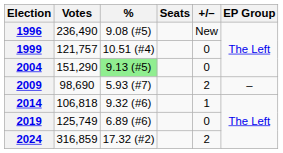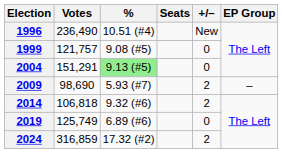(129, 31) 9.08 (#5) -> (129, 31) 10.51 (#4)
(129, 49) 10.51 (#4) -> (129, 49) 9.08 (#5)
(77, 67) 151,290 -> (77, 67) 151,291
(207, 103) 1 -> (207, 103) 2
